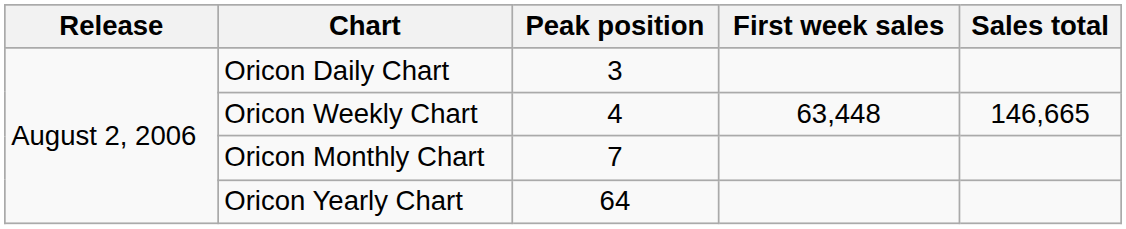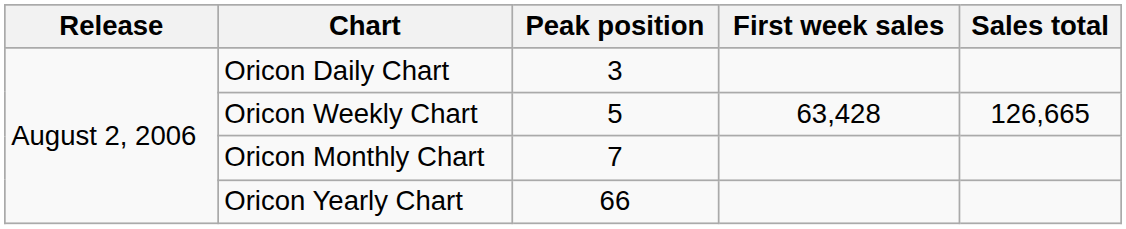(615, 113) 4 -> (615, 113) 5
(839, 113) 63,448 -> (839, 113) 63,428
(1040, 113) 146,665 -> (1040, 113) 126,665
(615, 200) 64 -> (615, 200) 66
